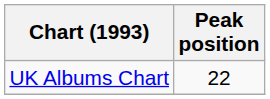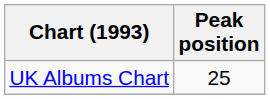(219, 77) 22 -> (219, 77) 25
